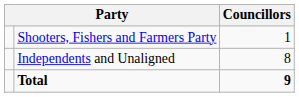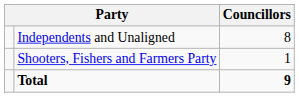rows swapped: (96, 59) <-> (117, 37)
